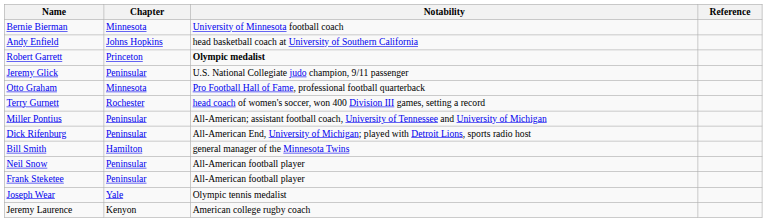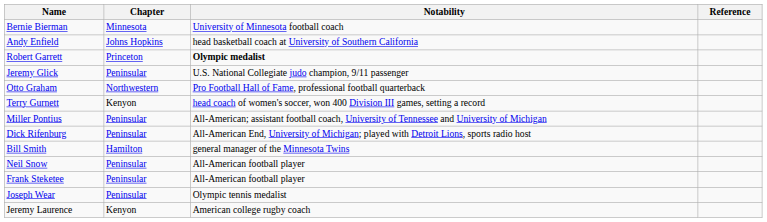(126, 88) Minnesota -> (132, 88) Northwestern
(125, 103) Rochester -> (121, 103) Kenyon
(115, 194) Yale -> (126, 194) Peninsular
